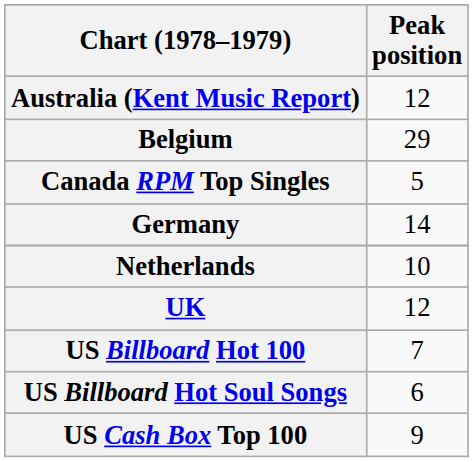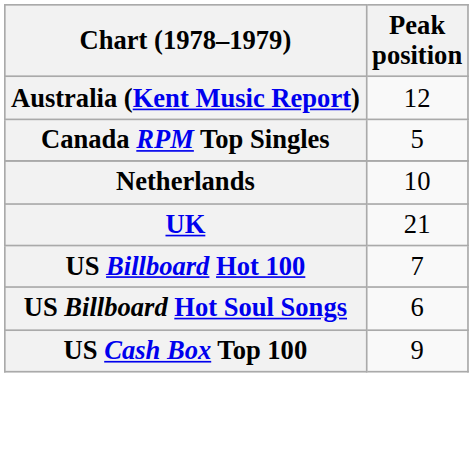- row: (185, 139)
- row: (185, 223)
(417, 308) 12 -> (417, 223) 21
